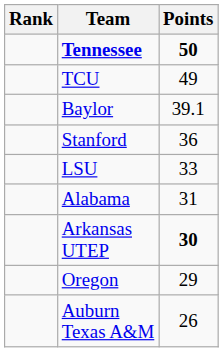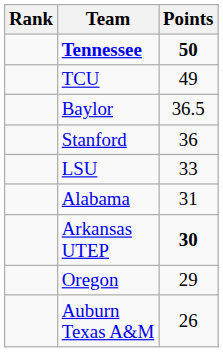(188, 109) 39.1 -> (188, 109) 36.5
